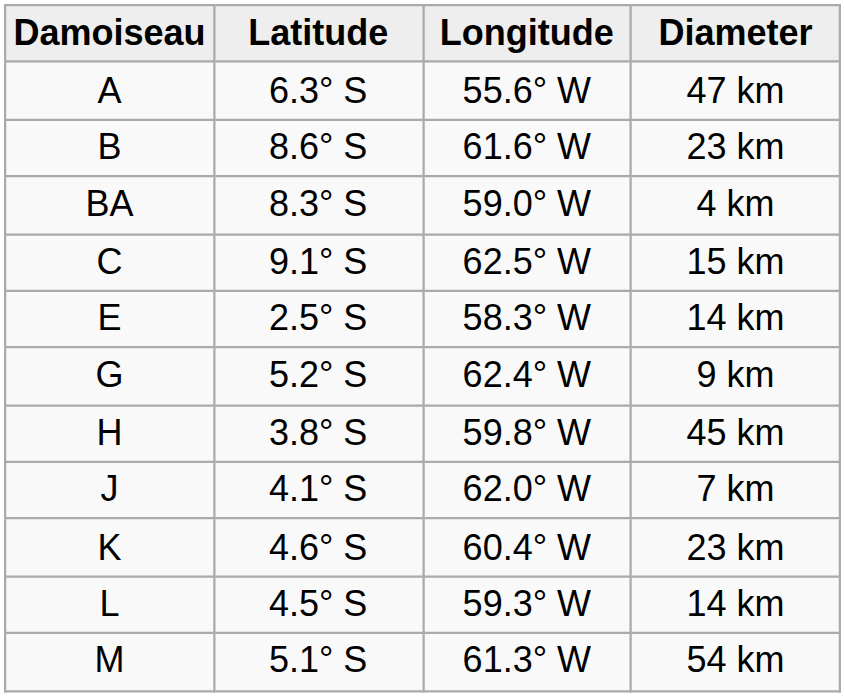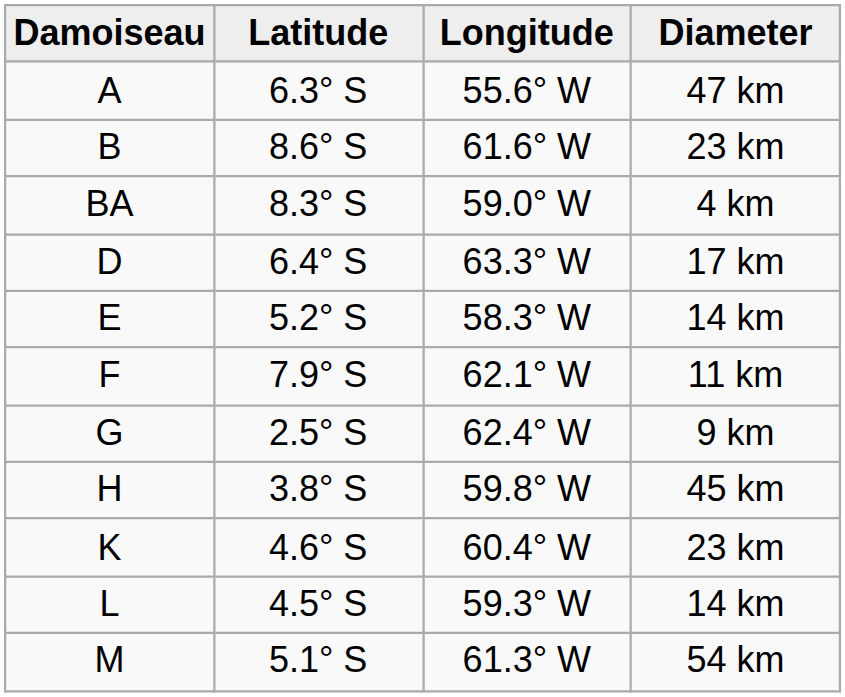- row: (109, 261)
+ row: (109, 261)
(318, 318) 2.5° S -> (318, 318) 5.2° S
+ row: (109, 375)
(318, 375) 5.2° S -> (318, 432) 2.5° S
- row: (109, 489)
